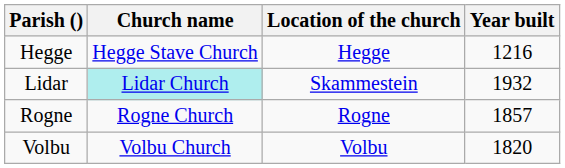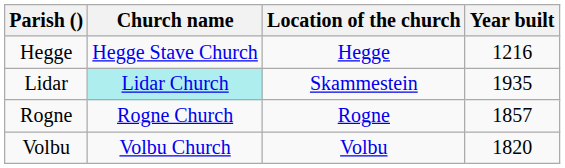(512, 83) 1932 -> (512, 83) 1935
